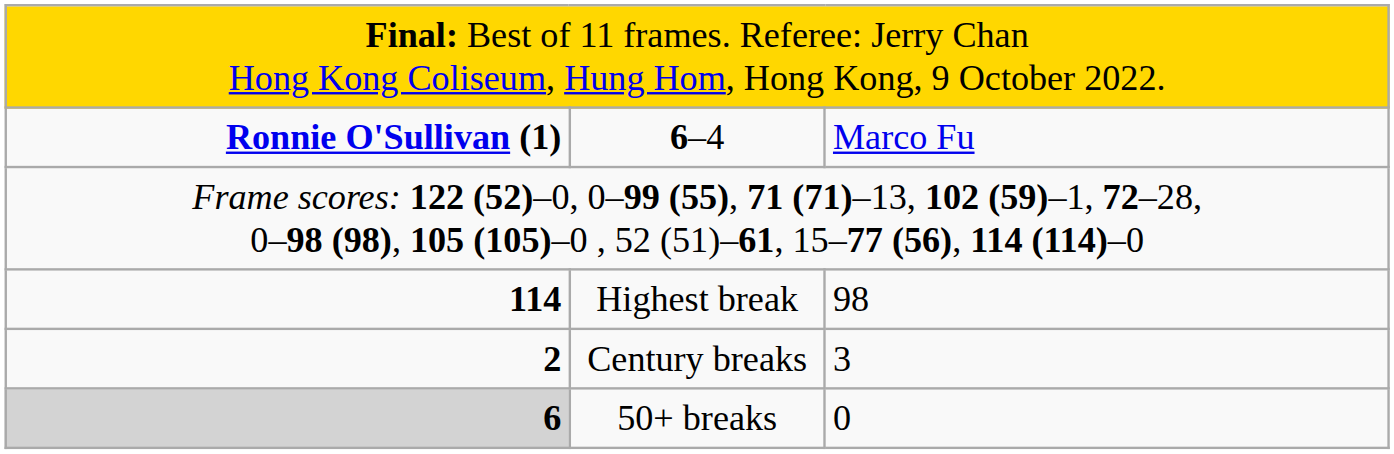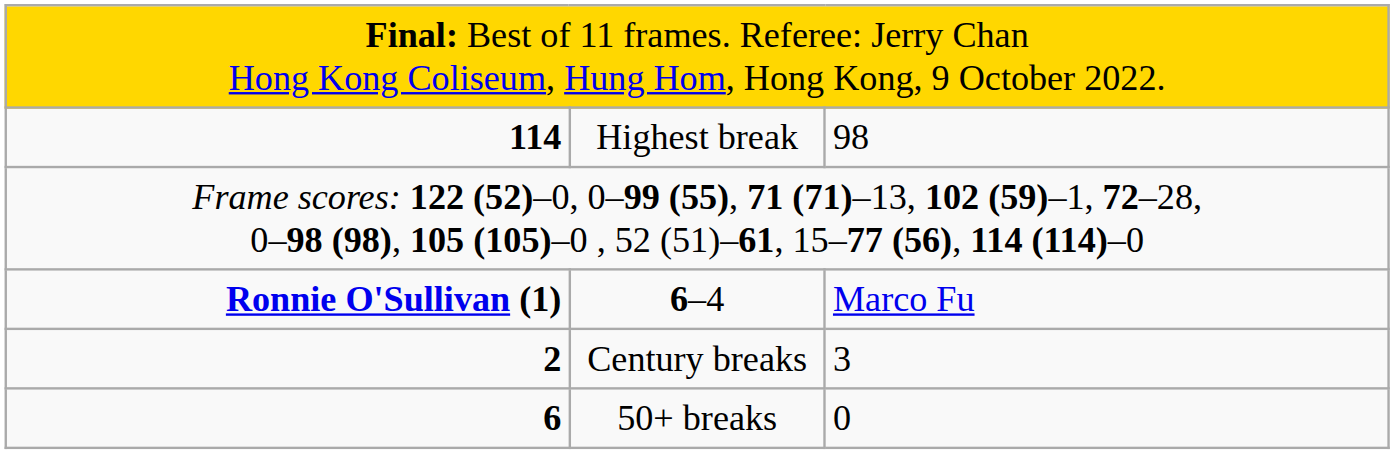rows swapped: (697, 137) <-> (697, 299)
(552, 418) lightgrey background -> (552, 418) no background
